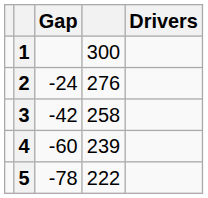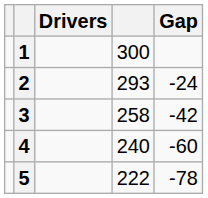columns swapped: (164, 21) <-> (58, 21)
(103, 84) 276 -> (133, 84) 293
(103, 147) 239 -> (133, 147) 240
